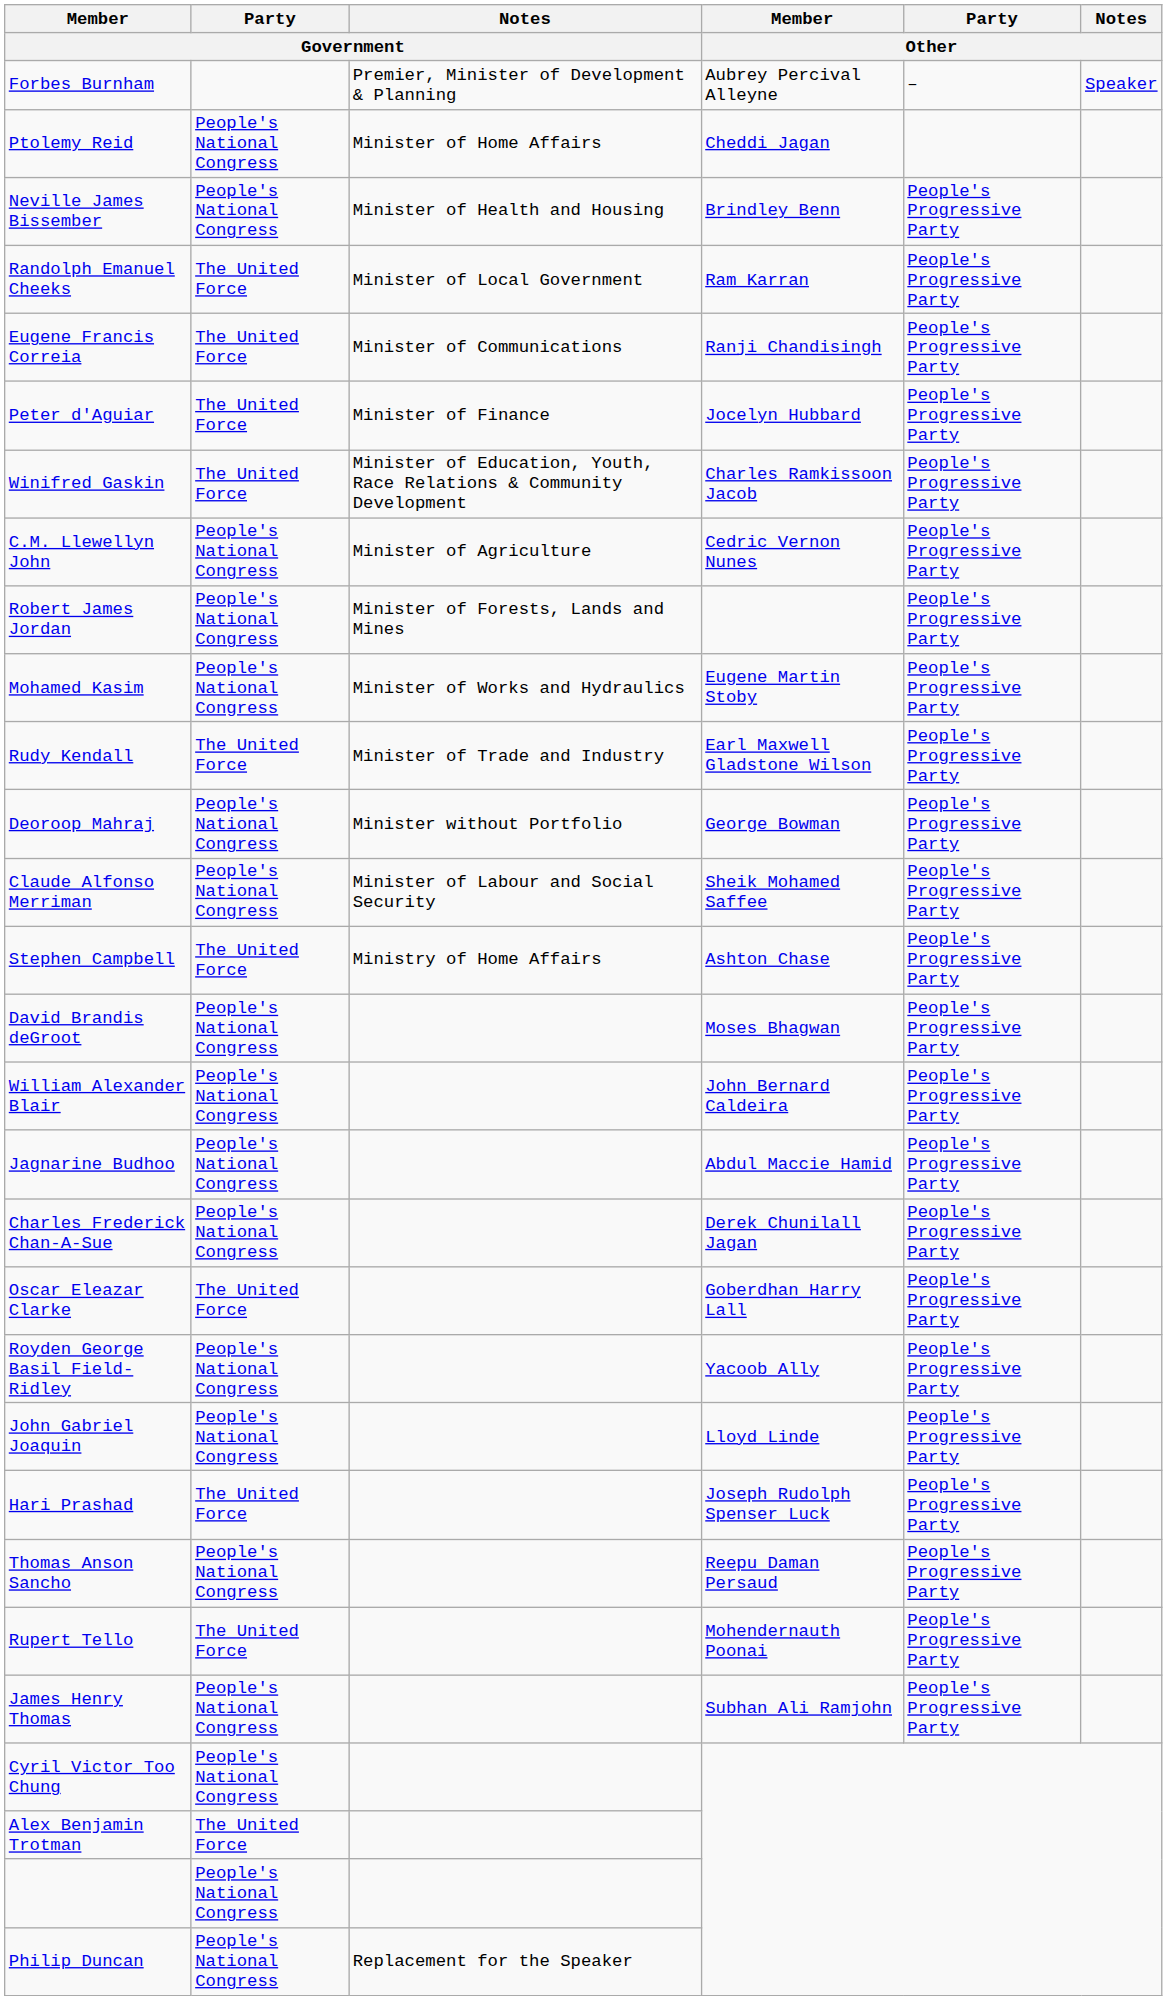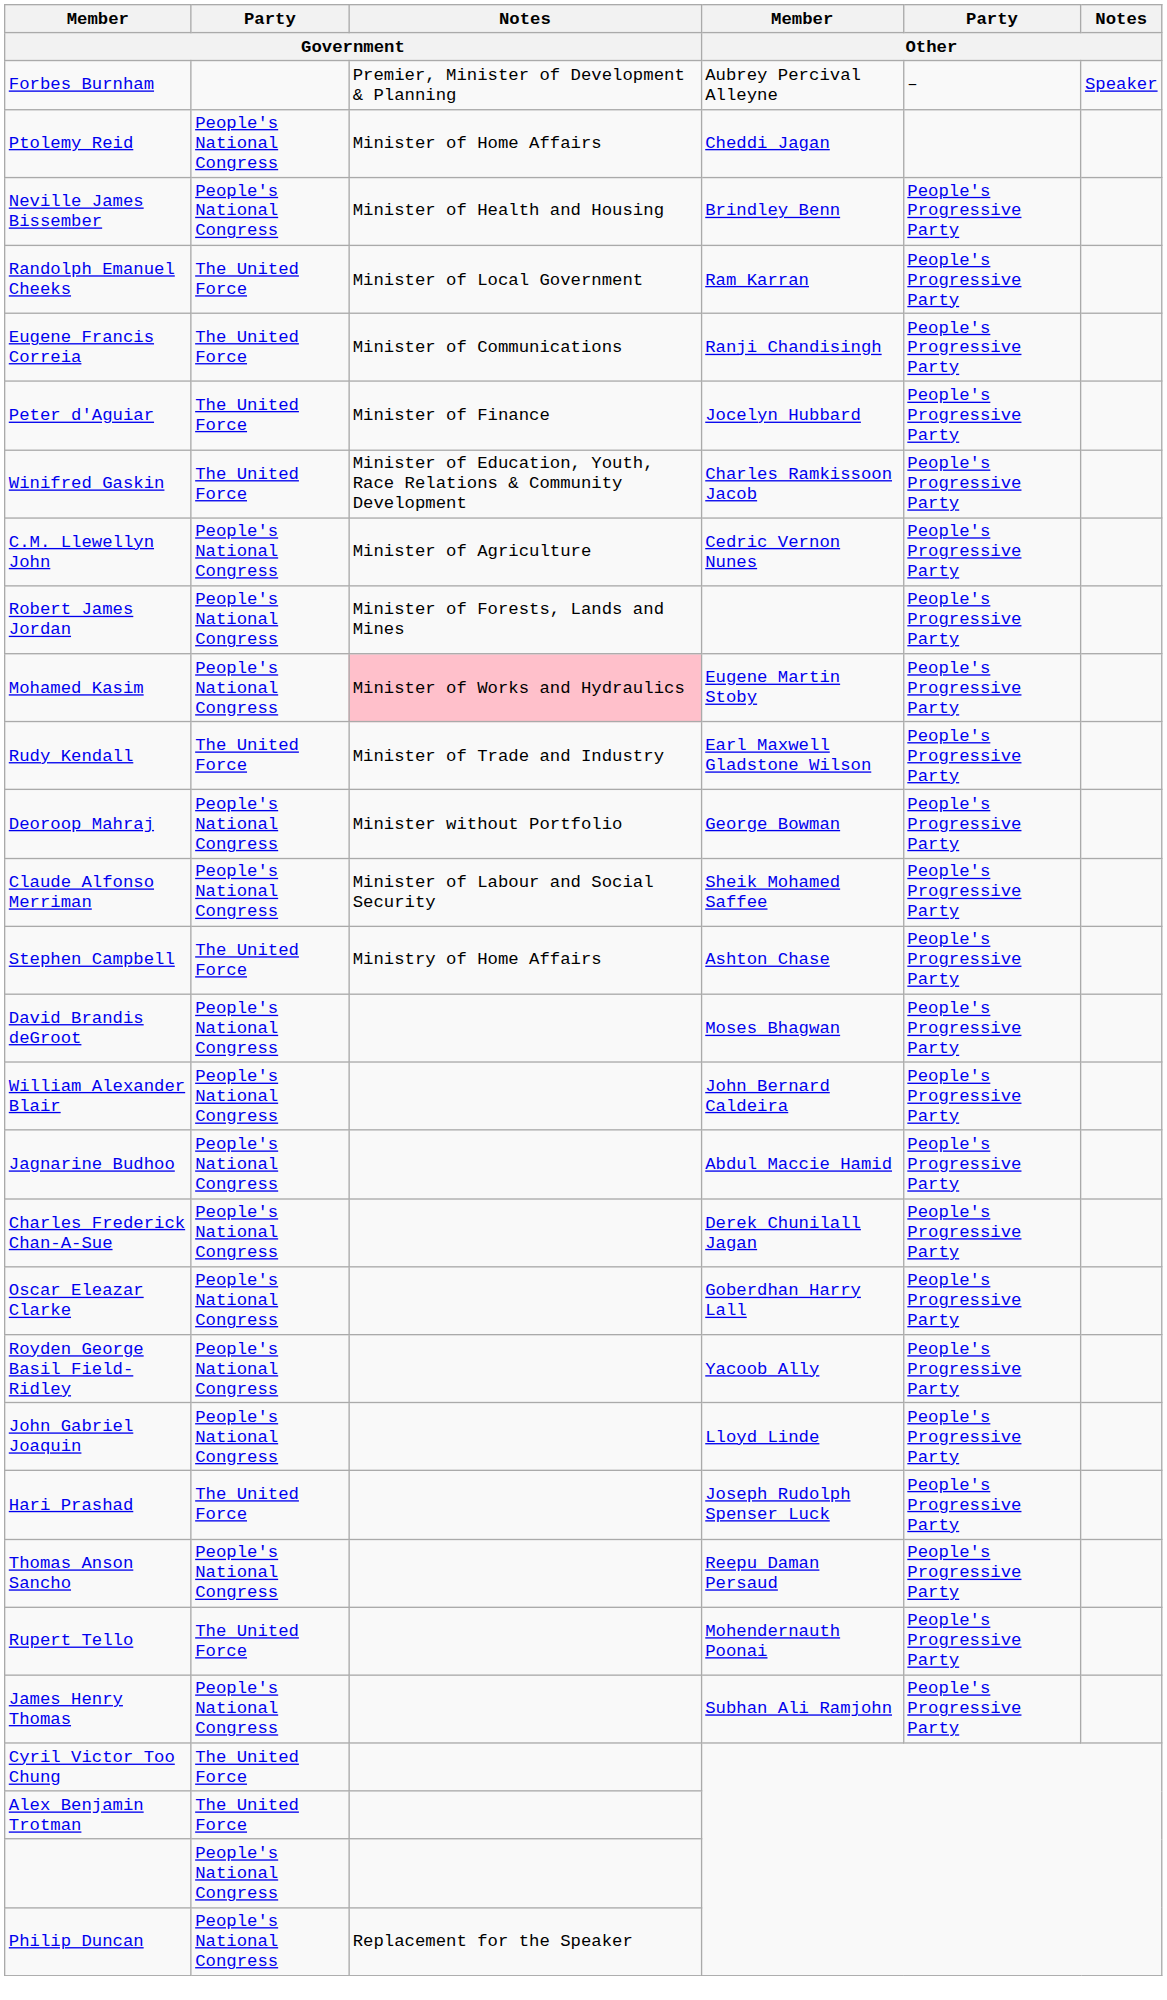(519, 688) no background -> (519, 688) pink background
(247, 1301) The United Force -> (237, 1301) People's National Congress
(237, 1777) People's National Congress -> (247, 1767) The United Force
